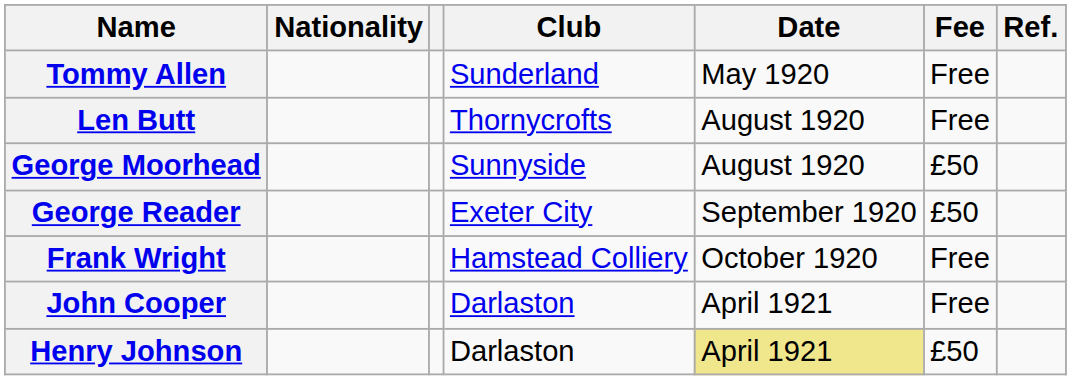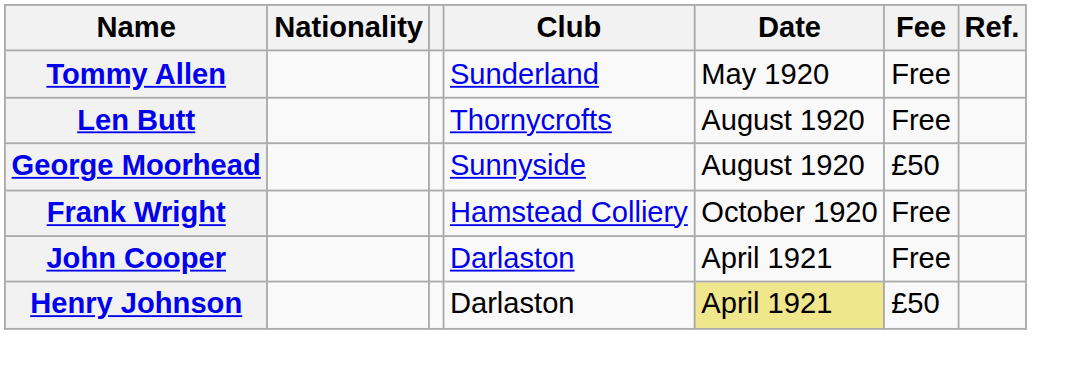- row: (136, 212)
